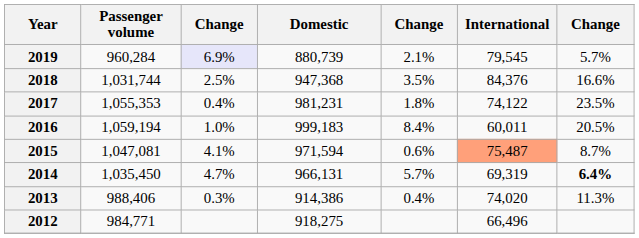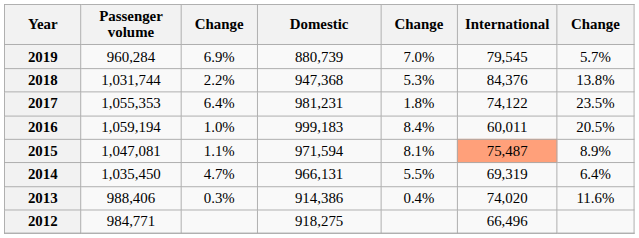(219, 56) lavender background -> (219, 56) no background
(419, 56) 2.1% -> (419, 56) 7.0%
(219, 80) 2.5% -> (219, 80) 2.2%
(419, 80) 3.5% -> (419, 80) 5.3%
(595, 80) 16.6% -> (595, 80) 13.8%
(219, 103) 0.4% -> (219, 103) 6.4%
(219, 151) 4.1% -> (219, 151) 1.1%
(419, 151) 0.6% -> (419, 151) 8.1%
(595, 151) 8.7% -> (595, 151) 8.9%
(419, 174) 5.7% -> (419, 174) 5.5%
(595, 174) bold -> (595, 174) normal
(595, 198) 11.3% -> (595, 198) 11.6%
